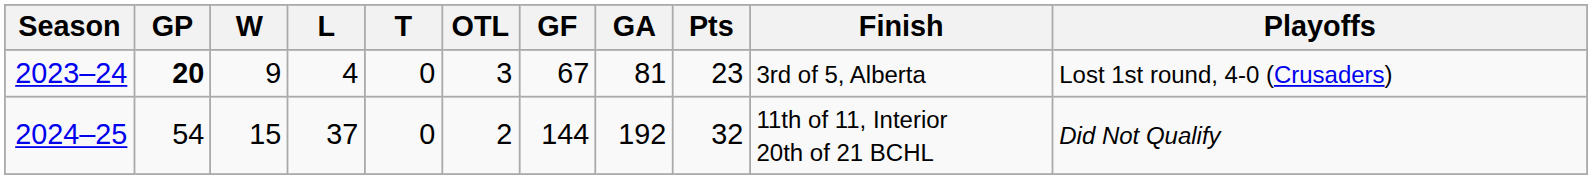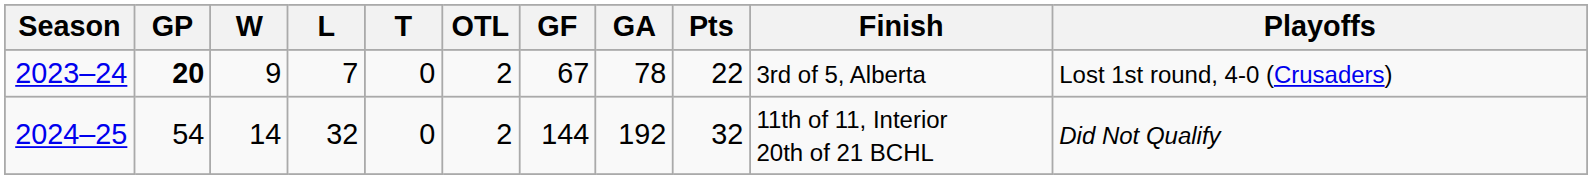(350, 73) 4 -> (350, 73) 7
(504, 73) 3 -> (504, 73) 2
(650, 73) 81 -> (650, 73) 78
(727, 73) 23 -> (727, 73) 22
(265, 134) 15 -> (265, 134) 14
(342, 134) 37 -> (342, 134) 32
